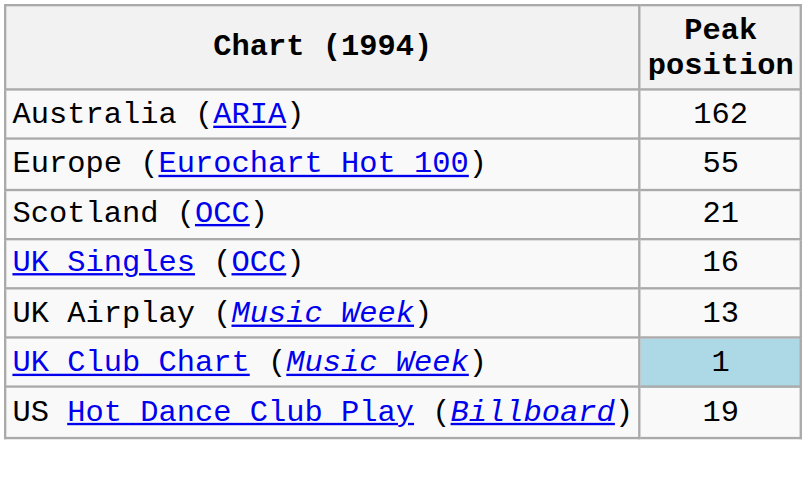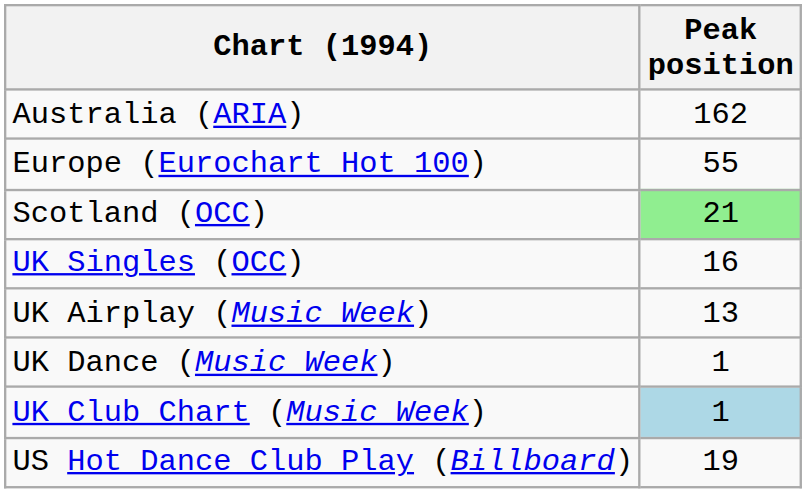(721, 214) no background -> (721, 214) lightgreen background
+ row: (204, 363)
